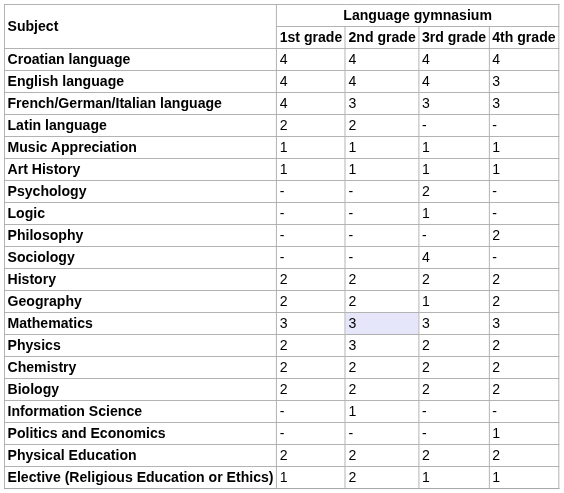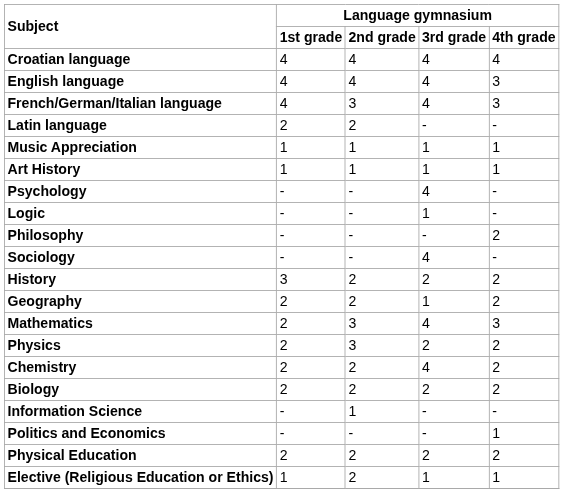(426, 103) 3 -> (426, 103) 4
(426, 191) 2 -> (426, 191) 4
(284, 279) 2 -> (284, 279) 3
(284, 323) 3 -> (284, 323) 2
(352, 323) lavender background -> (352, 323) no background
(426, 323) 3 -> (426, 323) 4
(426, 367) 2 -> (426, 367) 4
